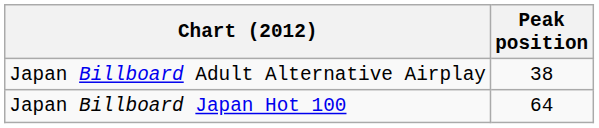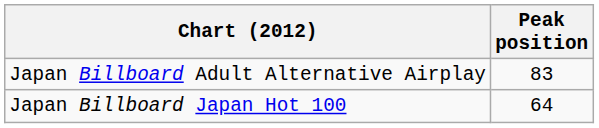(542, 74) 38 -> (542, 74) 83
